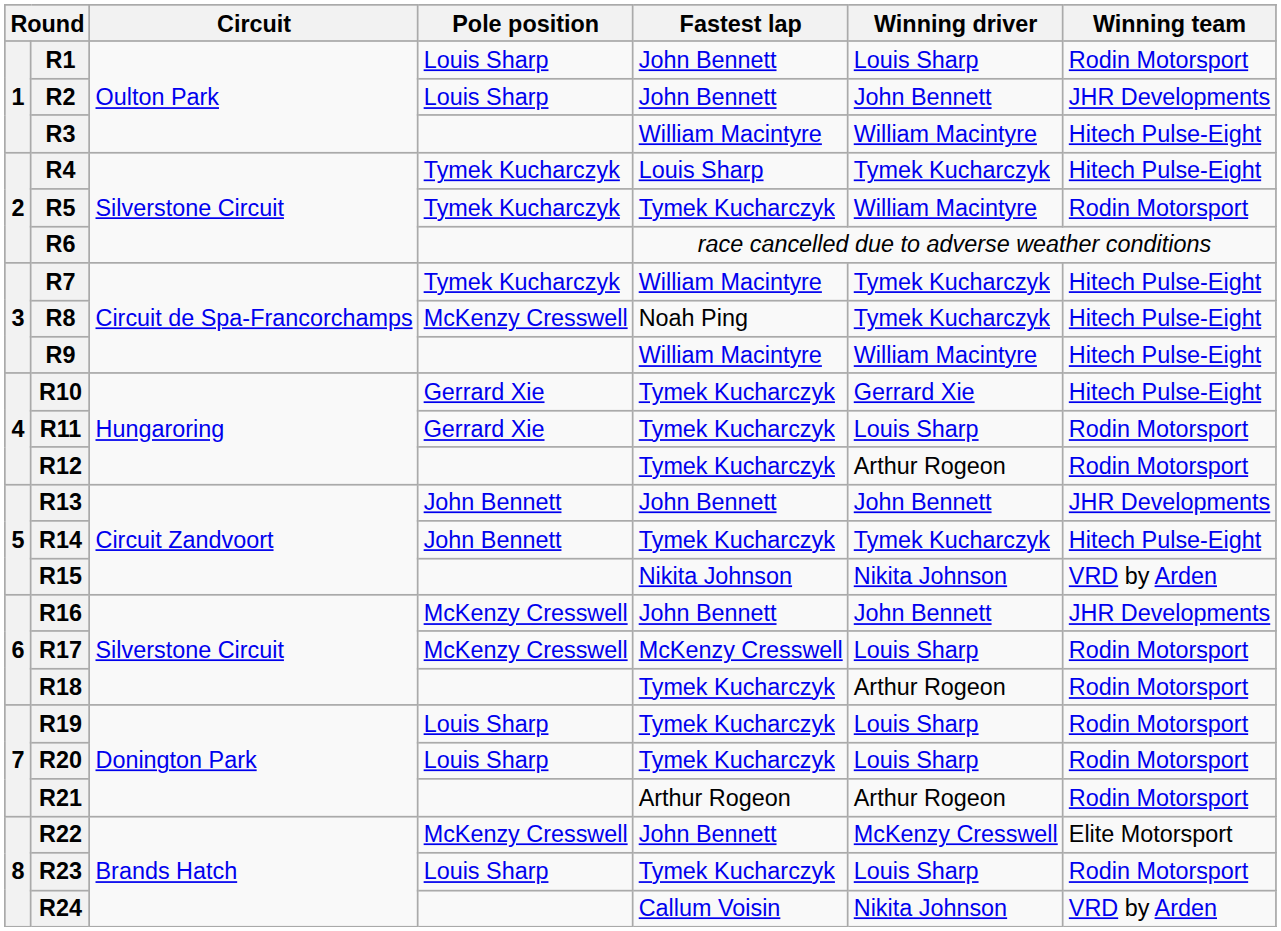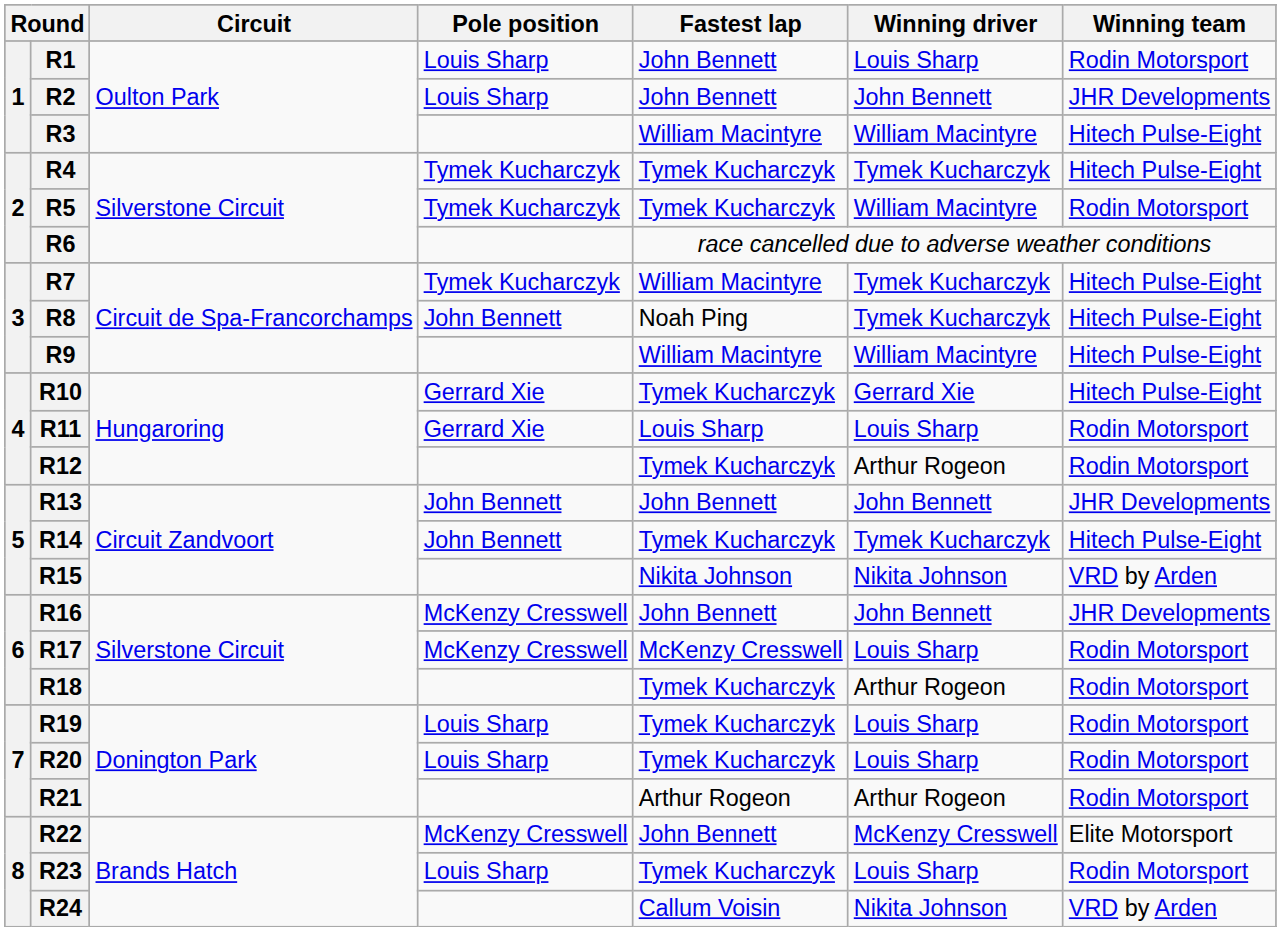(701, 170) Louis Sharp -> (737, 170) Tymek Kucharczyk
(526, 318) McKenzy Cresswell -> (493, 318) John Bennett
(737, 428) Tymek Kucharczyk -> (701, 428) Louis Sharp
